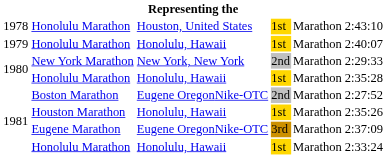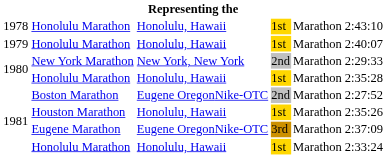(195, 26) Houston, United States -> (182, 26) Honolulu, Hawaii
